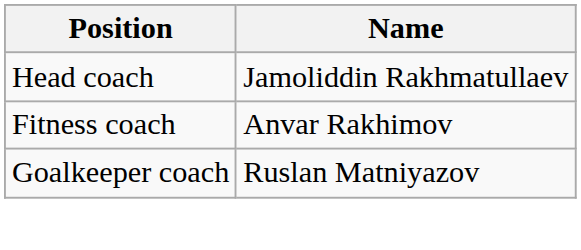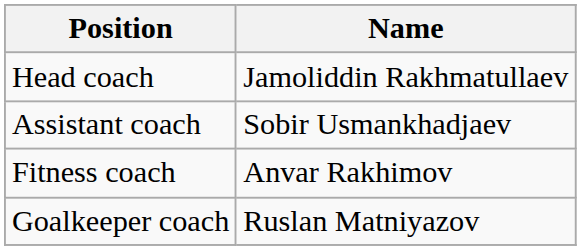+ row: (106, 124)
